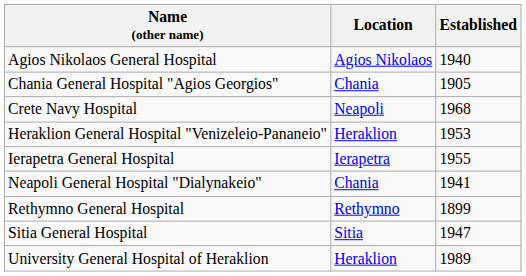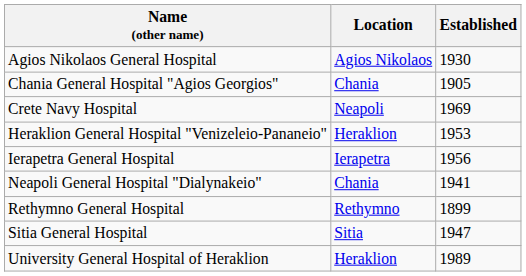(455, 59) 1940 -> (455, 59) 1930
(455, 109) 1968 -> (455, 109) 1969
(455, 158) 1955 -> (455, 158) 1956
